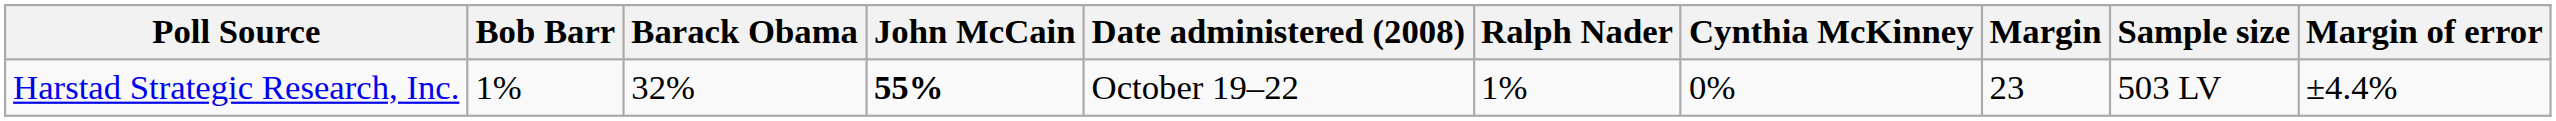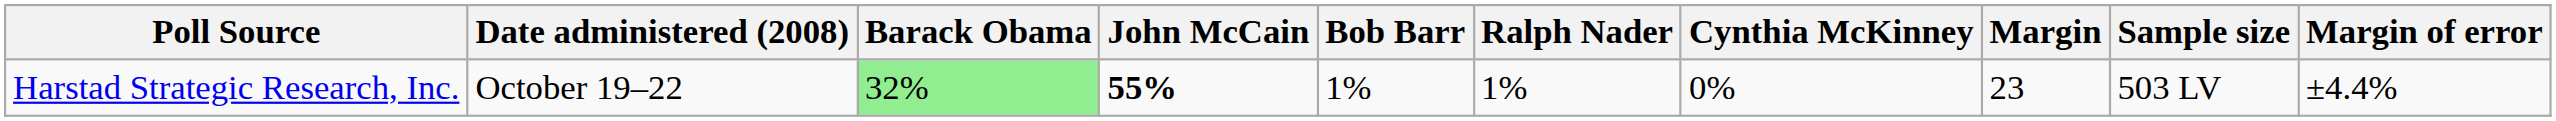columns swapped: (1278, 32) <-> (545, 32)
(663, 87) no background -> (897, 87) lightgreen background
